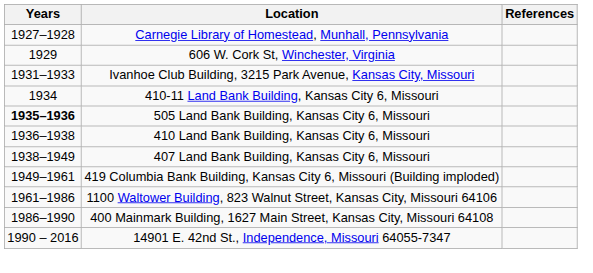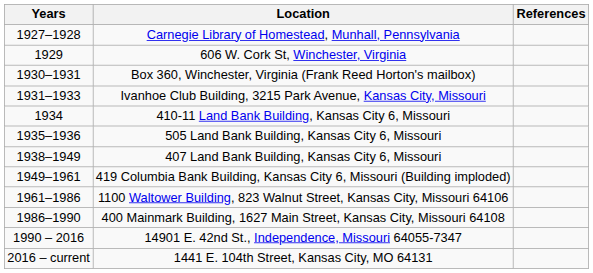+ row: (303, 75)
(43, 116) bold -> (49, 136) normal
- row: (292, 136)
+ row: (303, 258)
